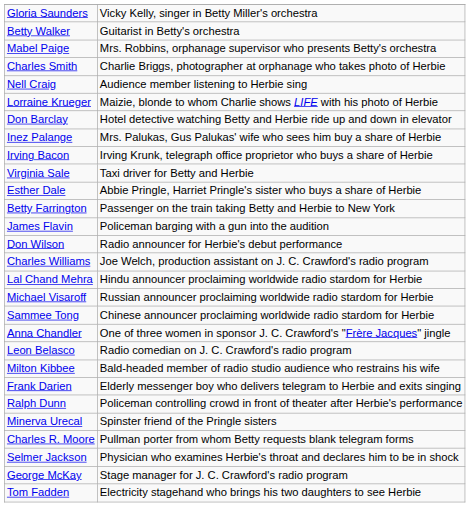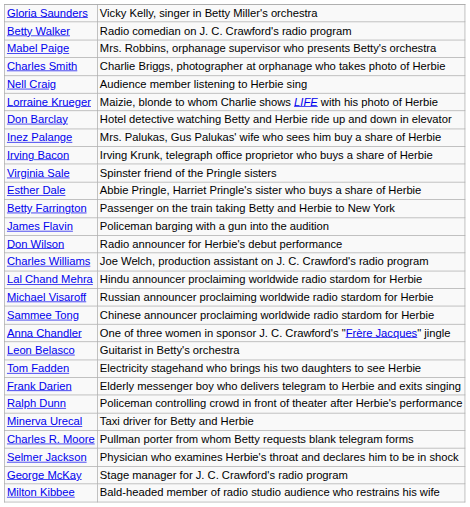(170, 31) Guitarist in Betty's orchestra -> (226, 31) Radio comedian on J. C. Crawford's radio program
(177, 173) Taxi driver for Betty and Herbie -> (188, 173) Spinster friend of the Pringle sisters
(226, 350) Radio comedian on J. C. Crawford's radio program -> (170, 350) Guitarist in Betty's orchestra
rows swapped: (41, 368) <-> (38, 492)
(188, 421) Spinster friend of the Pringle sisters -> (177, 421) Taxi driver for Betty and Herbie
